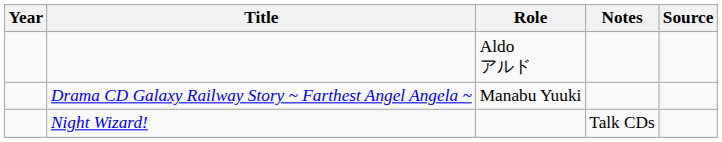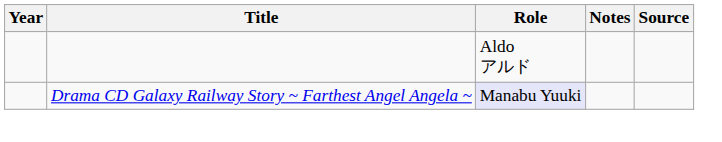(531, 95) no background -> (531, 95) lavender background
- row: (99, 123)
